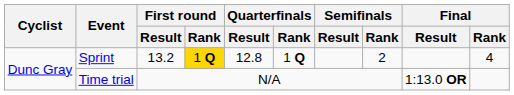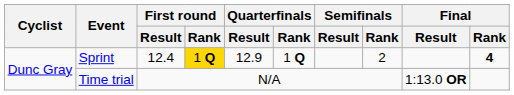(161, 58) 13.2 -> (161, 58) 12.4
(249, 58) 12.8 -> (249, 58) 12.9
(489, 58) normal -> (489, 58) bold
